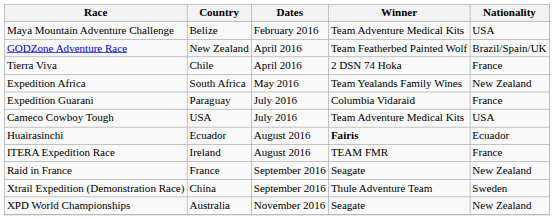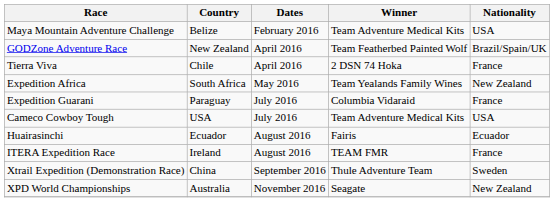(345, 135) bold -> (343, 135) normal
- row: (39, 170)
